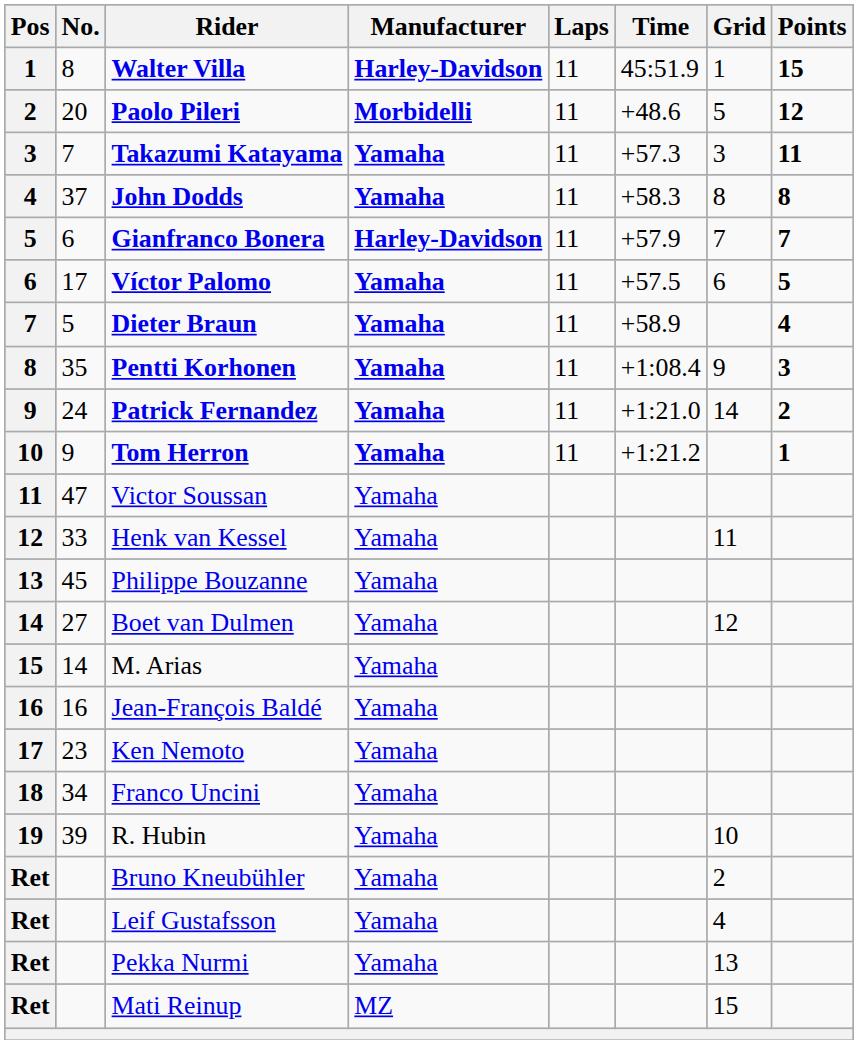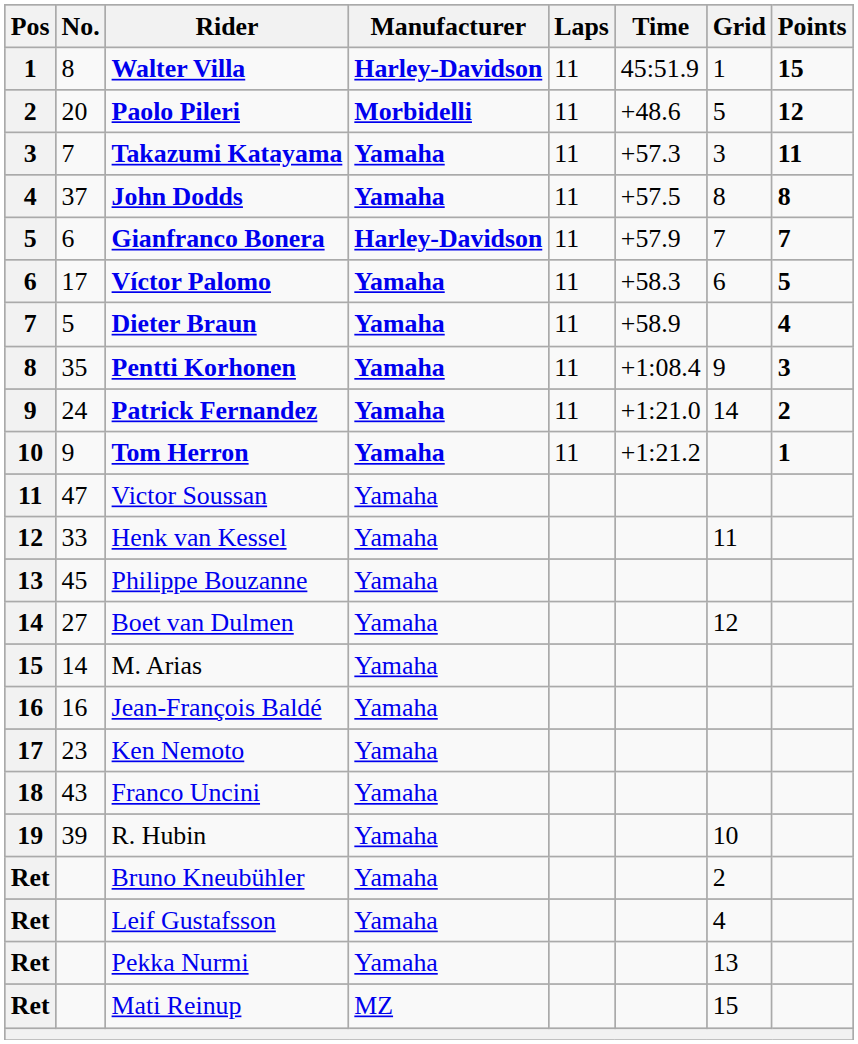(651, 196) +58.3 -> (651, 196) +57.5
(651, 281) +57.5 -> (651, 281) +58.3
(74, 792) 34 -> (74, 792) 43
